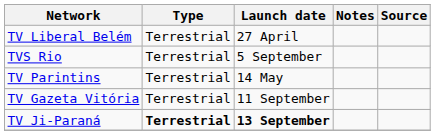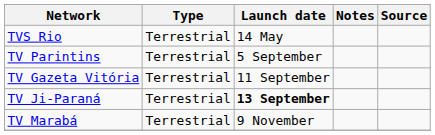- row: (70, 36)
(279, 57) 5 September -> (260, 36) 14 May
(260, 78) 14 May -> (279, 57) 5 September
(188, 120) bold -> (188, 99) normal
+ row: (42, 120)
